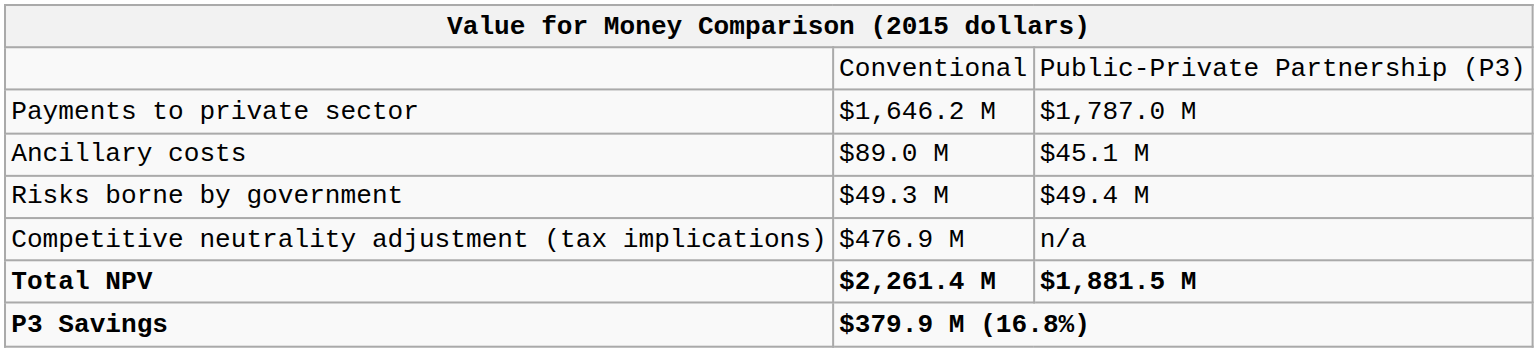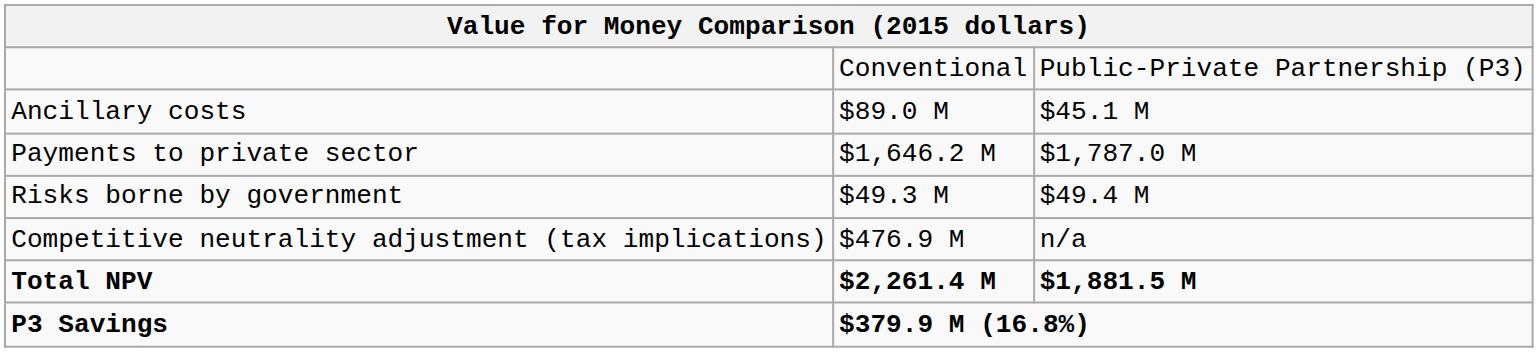rows swapped: (215, 111) <-> (129, 154)
